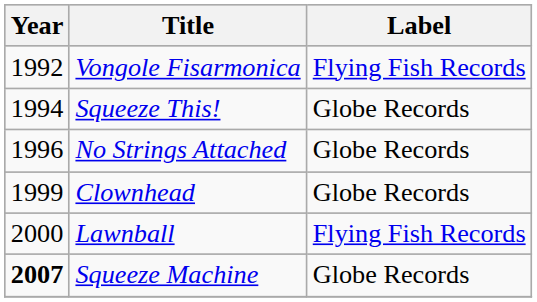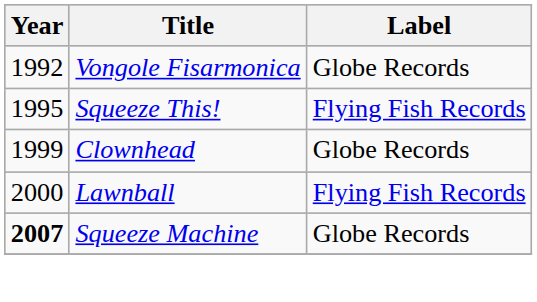(419, 66) Flying Fish Records -> (391, 66) Globe Records
(37, 108) 1994 -> (37, 108) 1995
(391, 108) Globe Records -> (419, 108) Flying Fish Records
- row: (181, 150)
